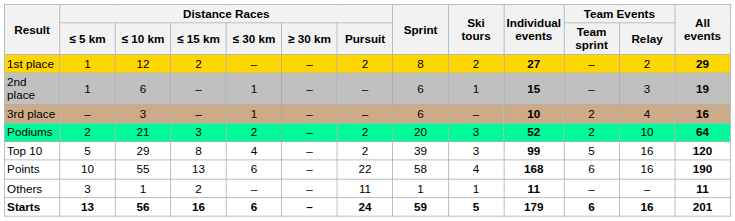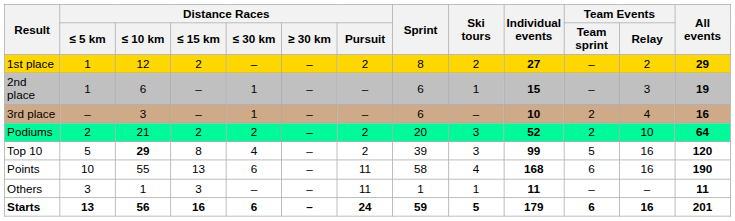(199, 133) 3 -> (199, 133) 2
(143, 151) normal -> (143, 151) bold
(365, 170) 22 -> (365, 170) 11
(199, 188) 2 -> (199, 188) 3
